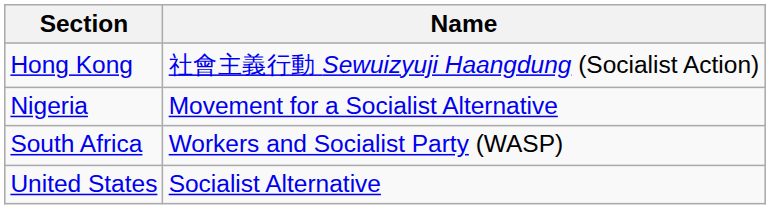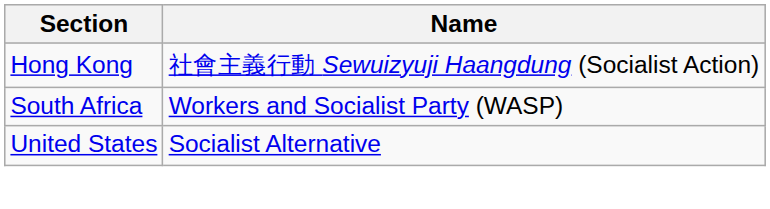- row: (49, 106)
